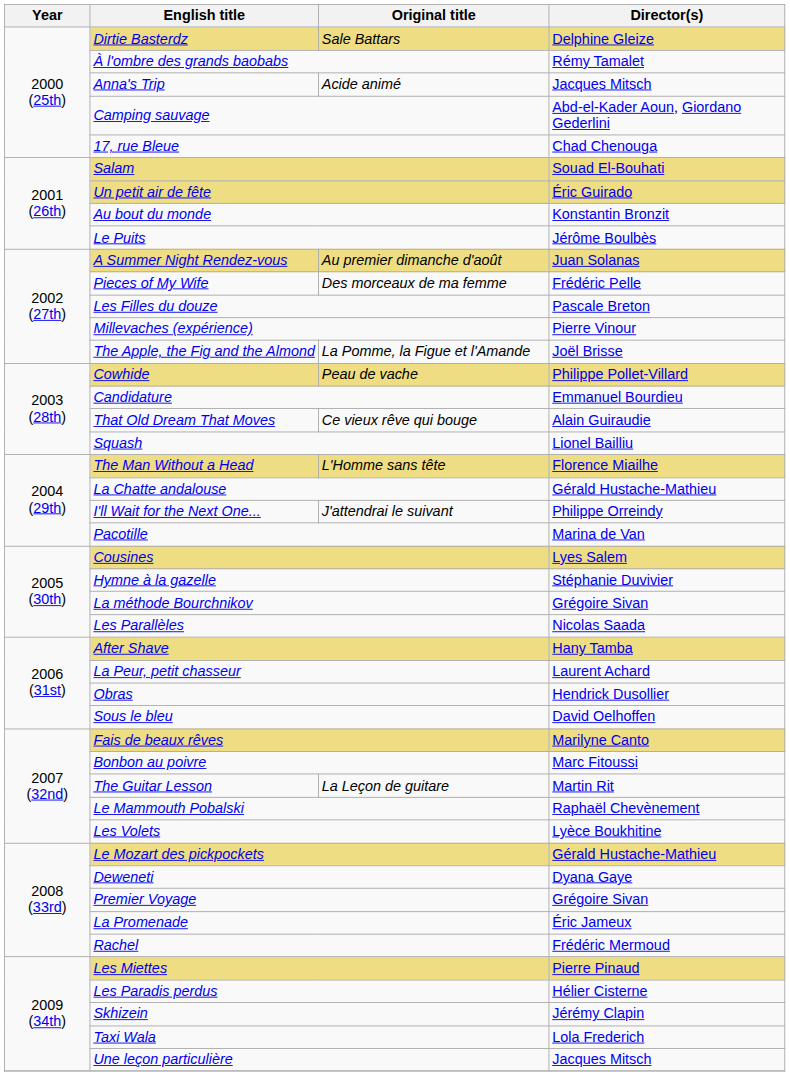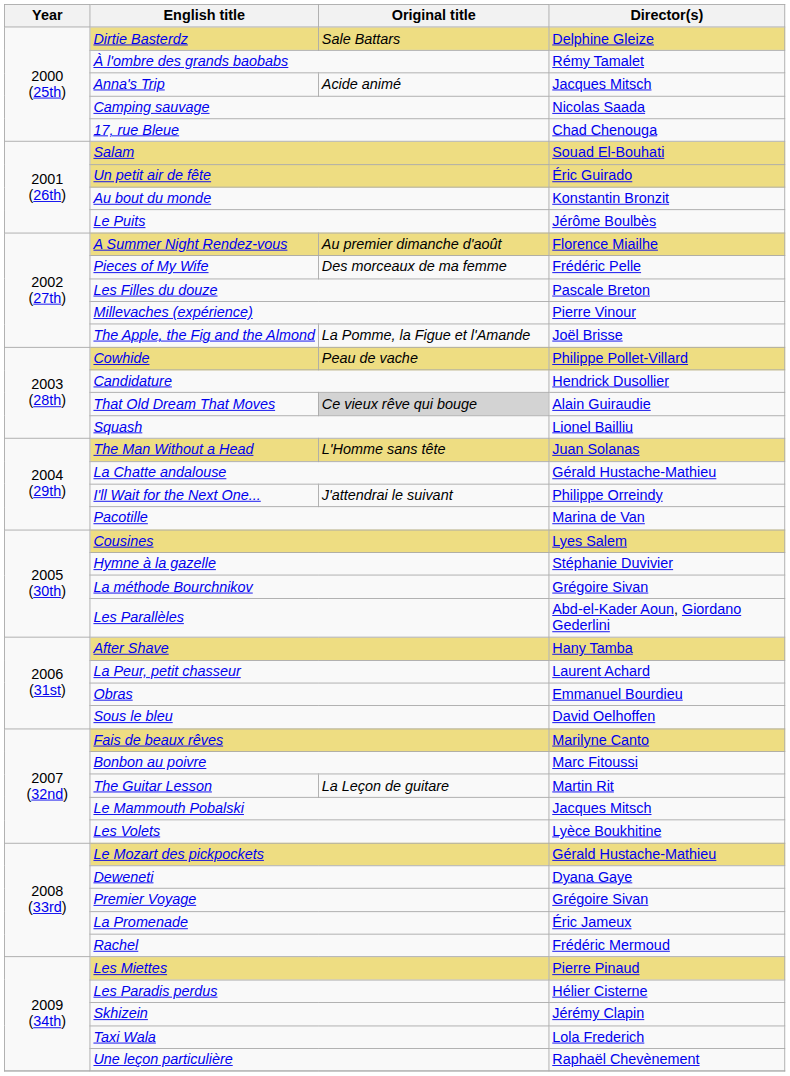(647, 115) Abd-el-Kader Aoun, Giordano Gederlini -> (599, 107) Nicolas Saada
(596, 260) Juan Solanas -> (605, 244) Florence Miailhe
(617, 397) Emmanuel Bourdieu -> (611, 381) Hendrick Dusollier
(399, 420) no background -> (399, 404) lightgrey background
(605, 466) Florence Miailhe -> (596, 449) Juan Solanas
(599, 625) Nicolas Saada -> (647, 617) Abd-el-Kader Aoun, Giordano Gederlini
(611, 694) Hendrick Dusollier -> (617, 694) Emmanuel Bourdieu
(626, 808) Raphaël Chevènement -> (602, 808) Jacques Mitsch
(602, 1059) Jacques Mitsch -> (626, 1059) Raphaël Chevènement
